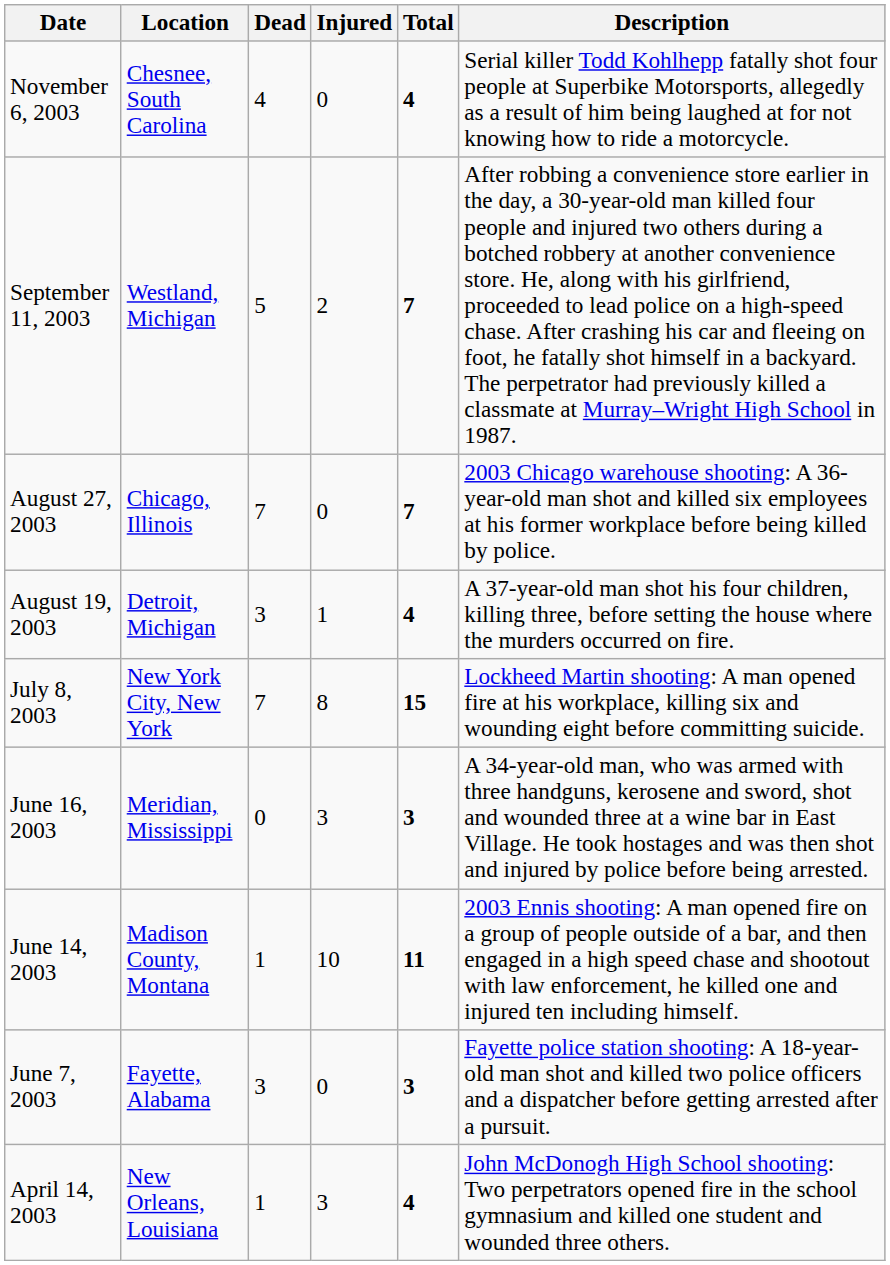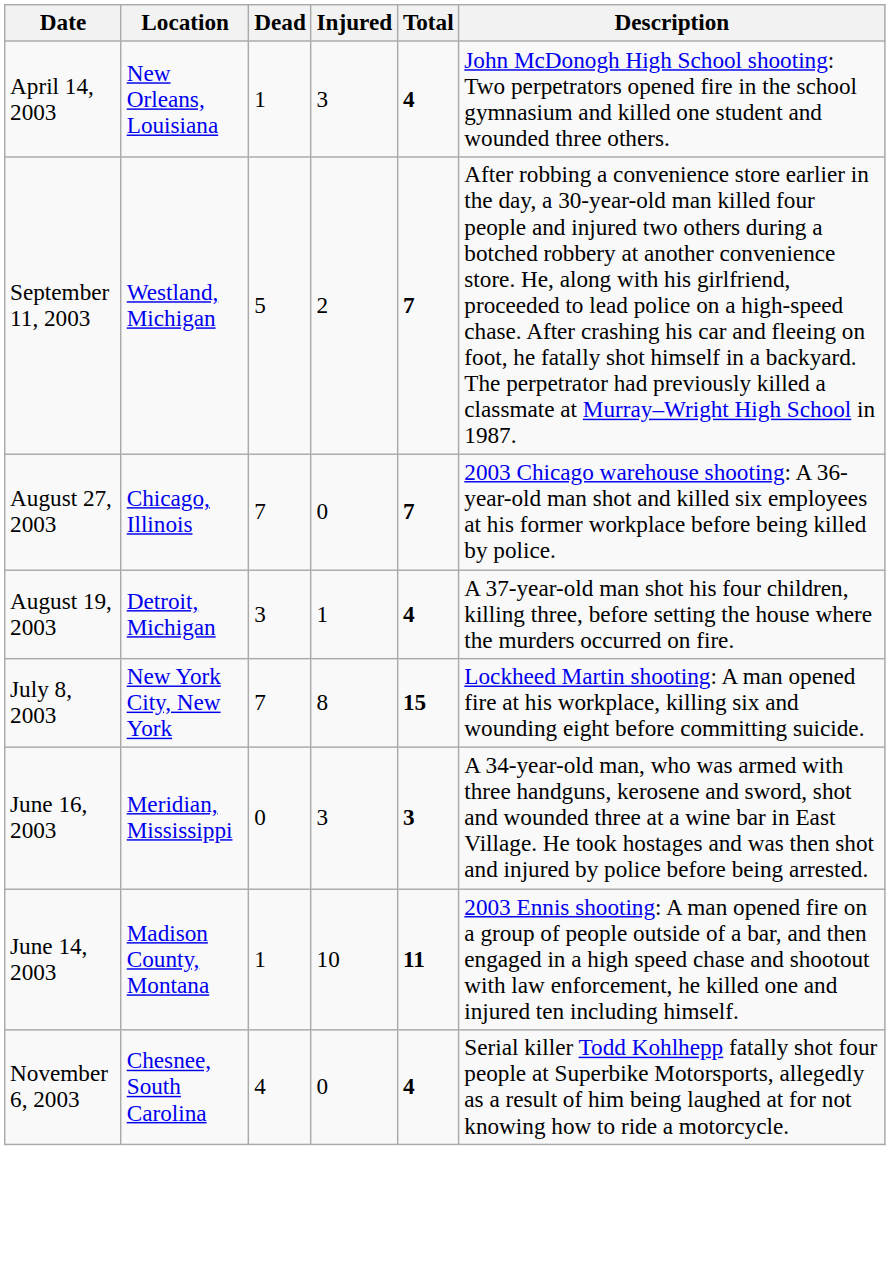rows swapped: (59, 98) <-> (52, 1202)
- row: (43, 1087)
